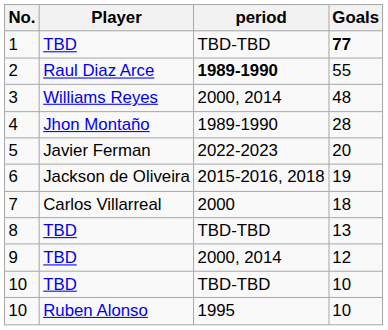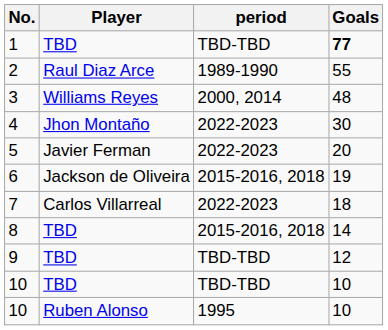(238, 71) bold -> (238, 71) normal
(238, 124) 1989-1990 -> (238, 124) 2022-2023
(342, 124) 28 -> (342, 124) 30
(216, 204) 2000 -> (238, 204) 2022-2023
(234, 230) TBD-TBD -> (261, 230) 2015-2016, 2018
(342, 230) 13 -> (342, 230) 14
(240, 257) 2000, 2014 -> (234, 257) TBD-TBD
